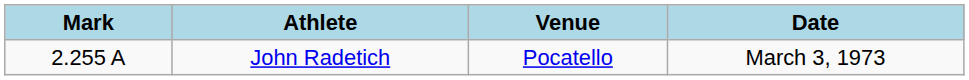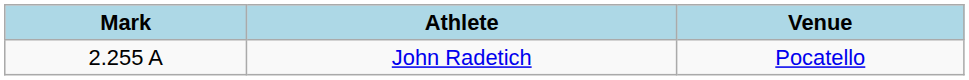- column: (815, 22)
